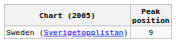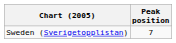(151, 32) 9 -> (151, 32) 7
